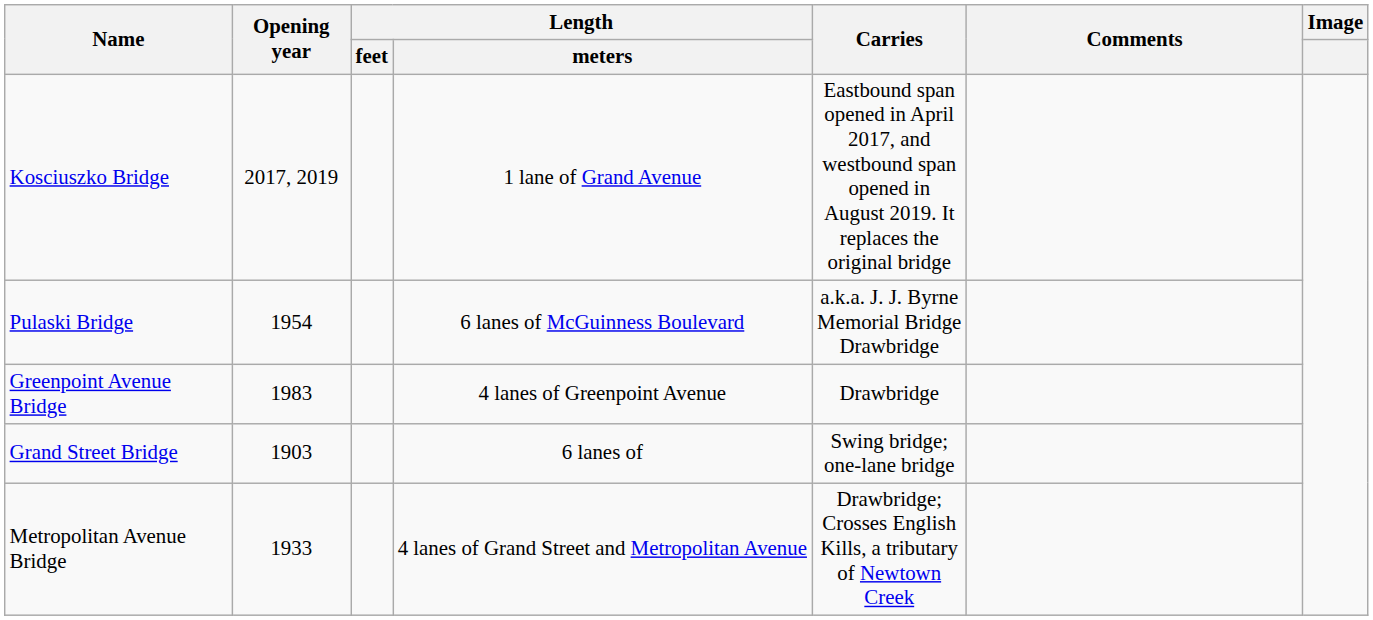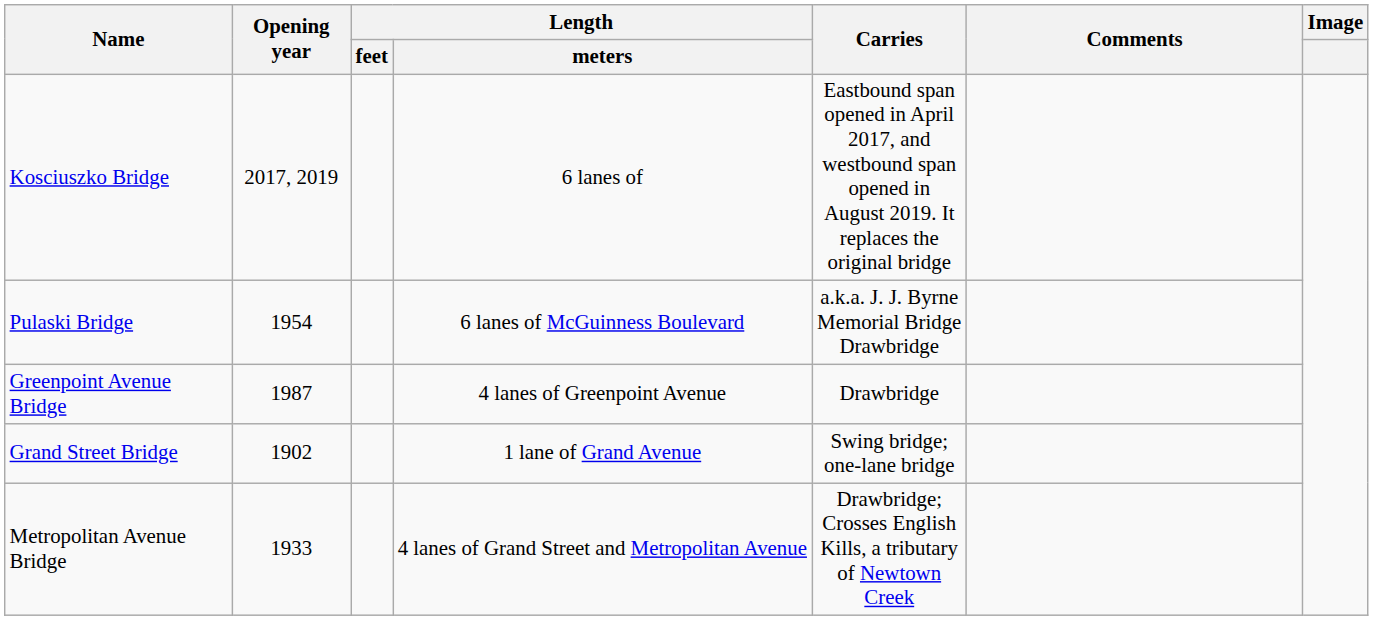(602, 177) 1 lane of Grand Avenue -> (602, 177) 6 lanes of
(291, 394) 1983 -> (291, 394) 1987
(291, 453) 1903 -> (291, 453) 1902
(602, 453) 6 lanes of -> (602, 453) 1 lane of Grand Avenue
